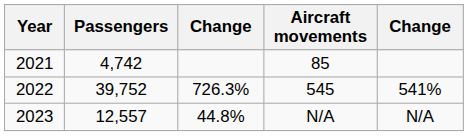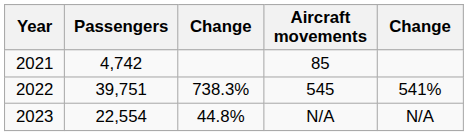(121, 90) 39,752 -> (121, 90) 39,751
(221, 90) 726.3% -> (221, 90) 738.3%
(121, 116) 12,557 -> (121, 116) 22,554
